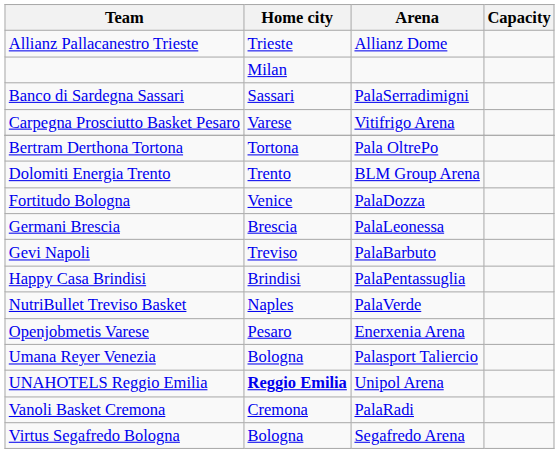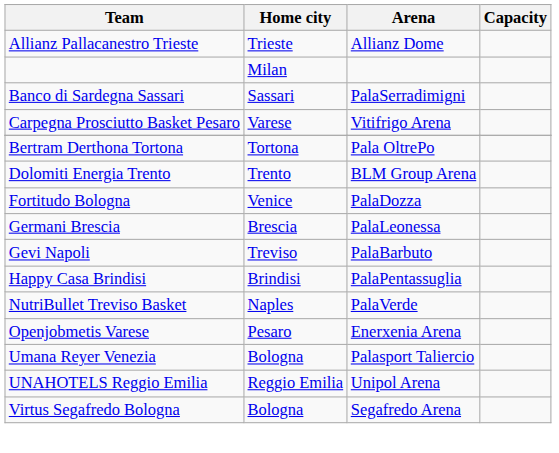(297, 383) bold -> (295, 383) normal
- row: (87, 409)
